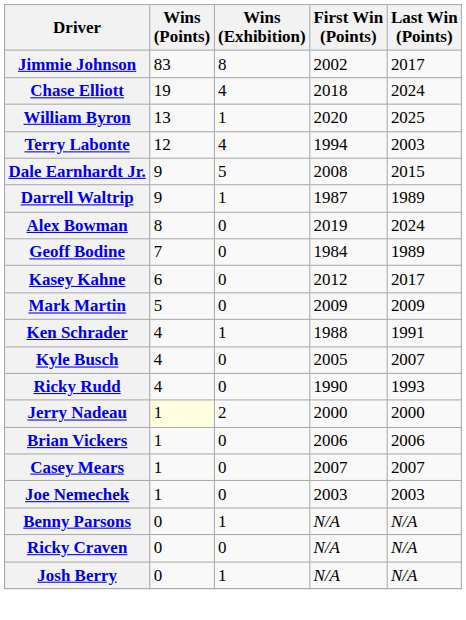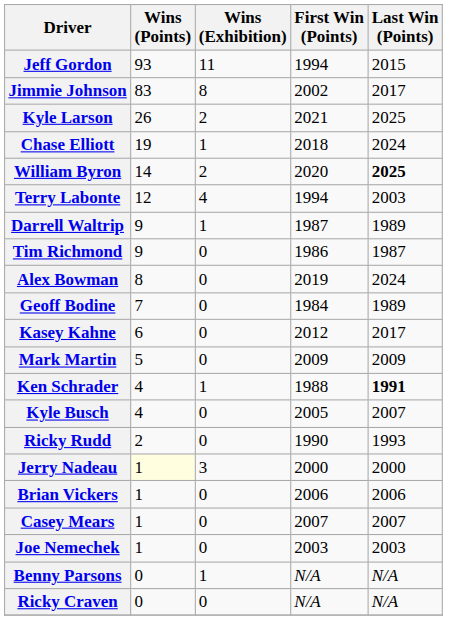+ row: (68, 63)
+ row: (68, 117)
(222, 90) 4 -> (203, 144) 1
(162, 117) 13 -> (143, 171) 14
(222, 117) 1 -> (203, 171) 2
(408, 117) normal -> (389, 171) bold
- row: (77, 171)
+ row: (68, 252)
(408, 332) normal -> (389, 386) bold
(158, 386) 4 -> (139, 440) 2
(222, 413) 2 -> (203, 467) 3
- row: (77, 574)
